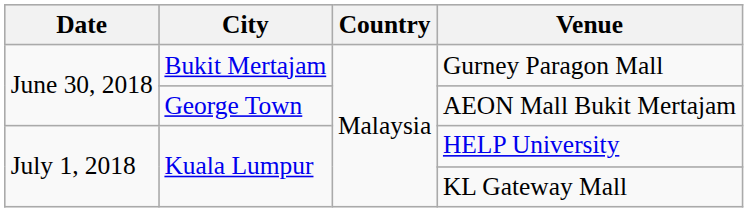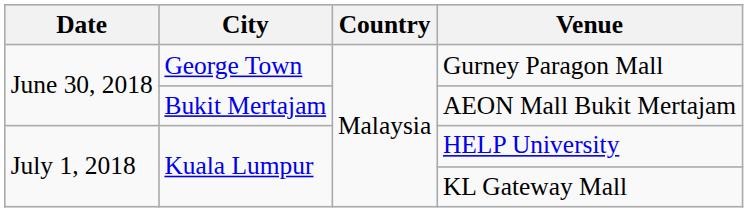(245, 65) Bukit Mertajam -> (233, 65) George Town
(233, 105) George Town -> (245, 105) Bukit Mertajam
